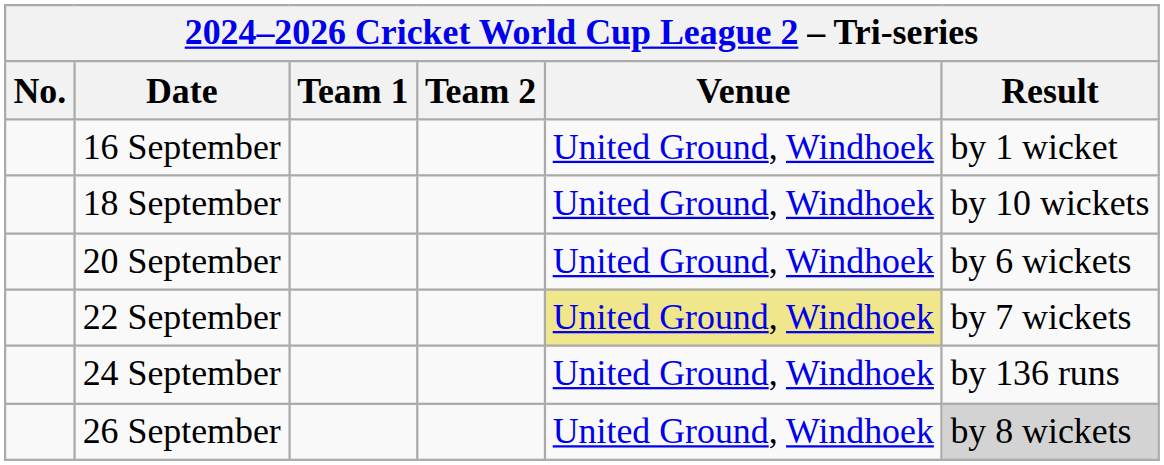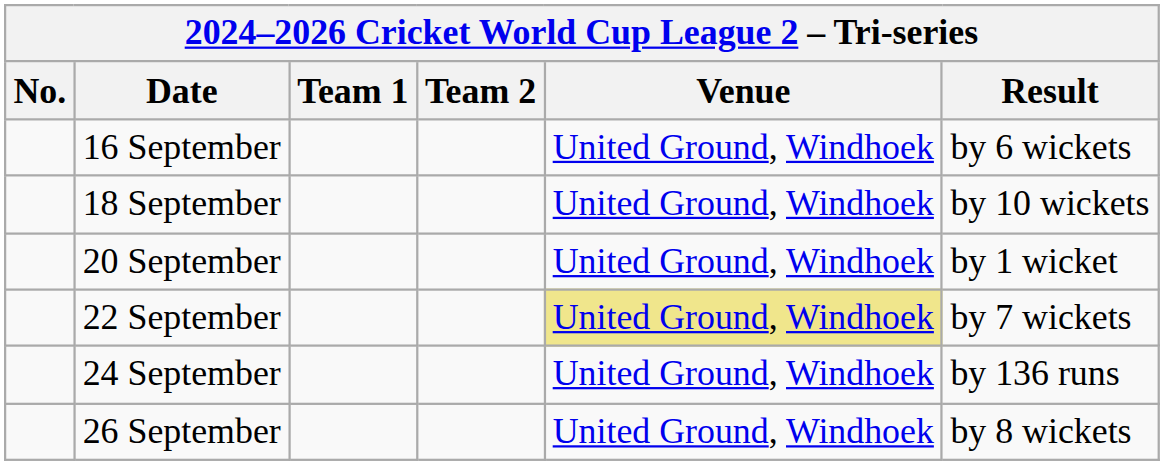(1034, 146) by 1 wicket -> (1041, 146) by 6 wickets
(1041, 260) by 6 wickets -> (1034, 260) by 1 wicket
(1041, 430) lightgrey background -> (1041, 430) no background
